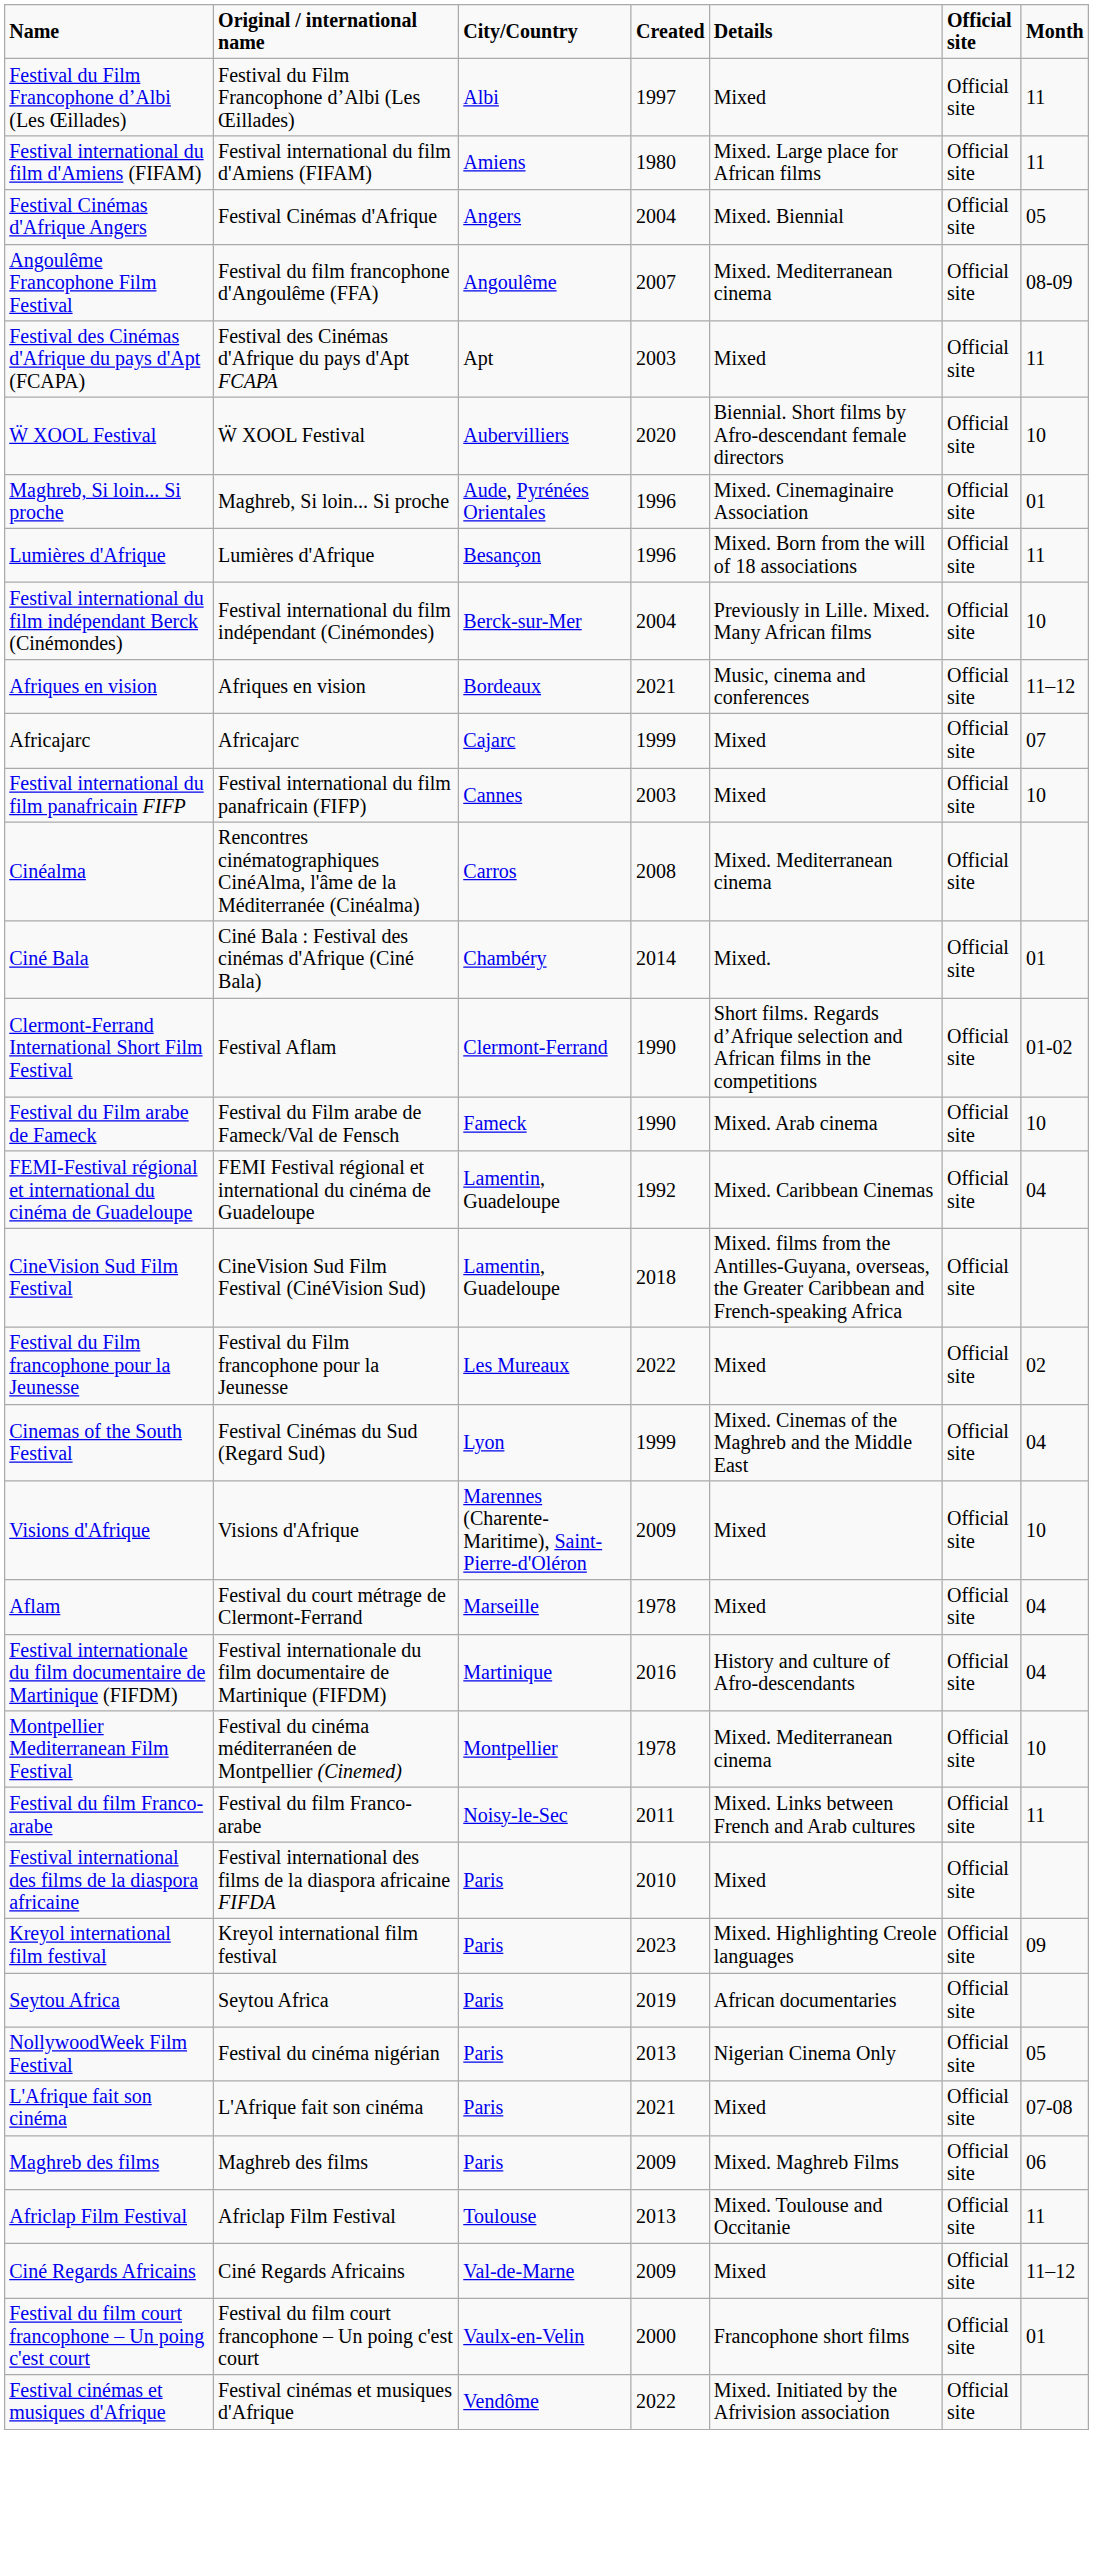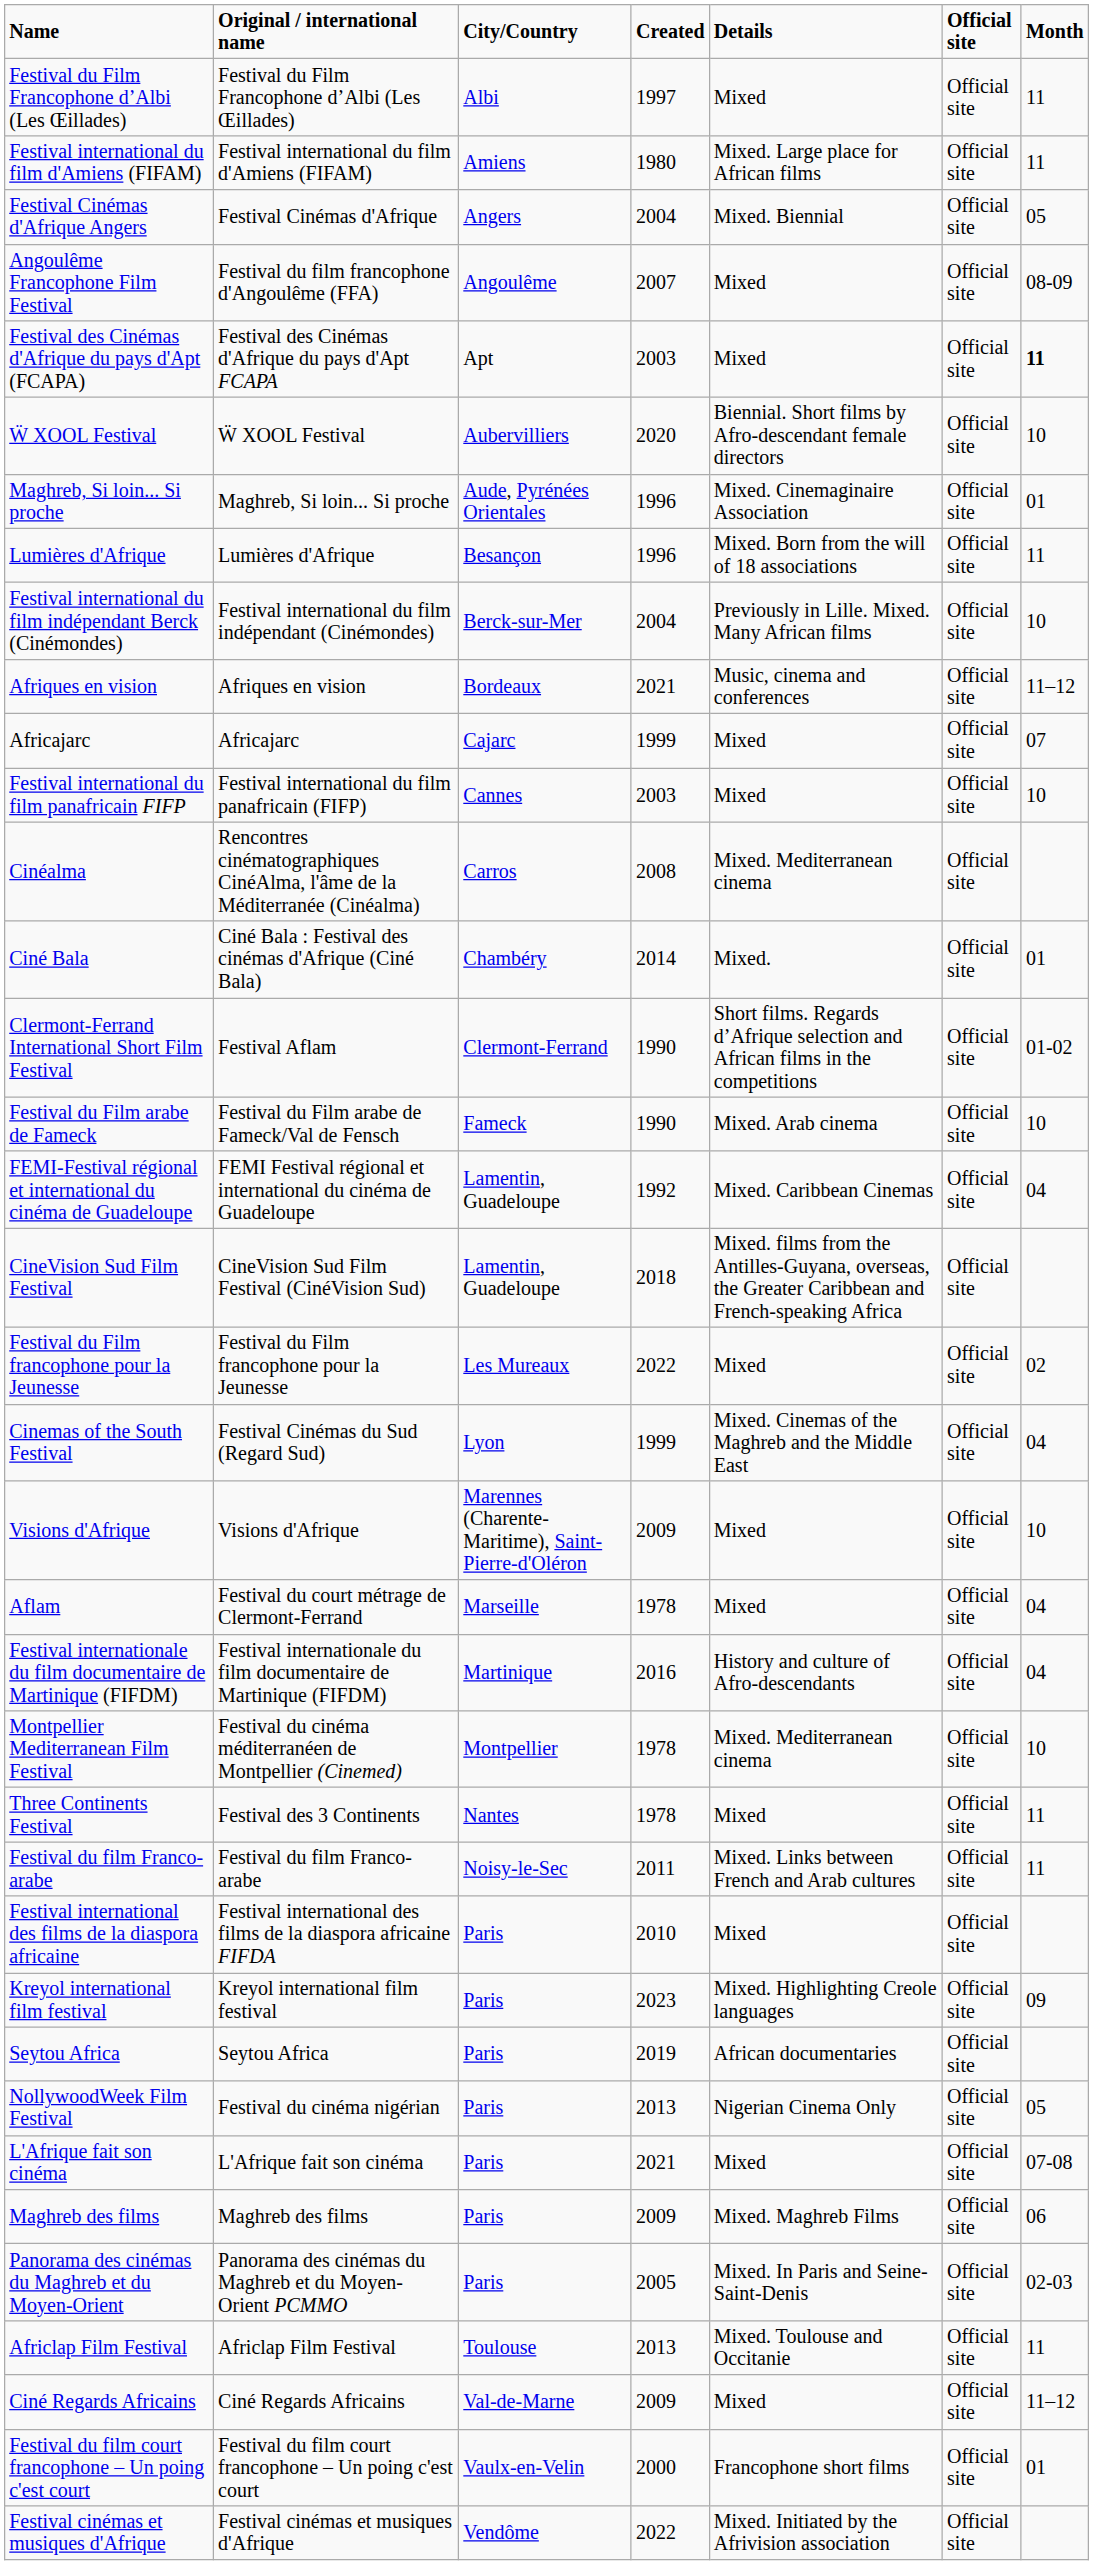(803, 282) Mixed. Mediterranean cinema -> (740, 282) Mixed
(1036, 358) normal -> (1035, 358) bold
+ row: (78, 1814)
+ row: (100, 2282)
